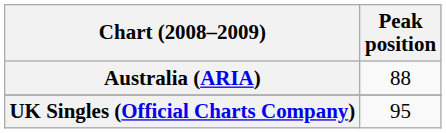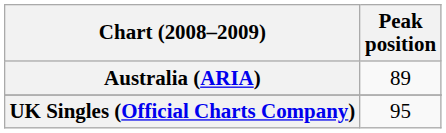(401, 77) 88 -> (401, 77) 89
